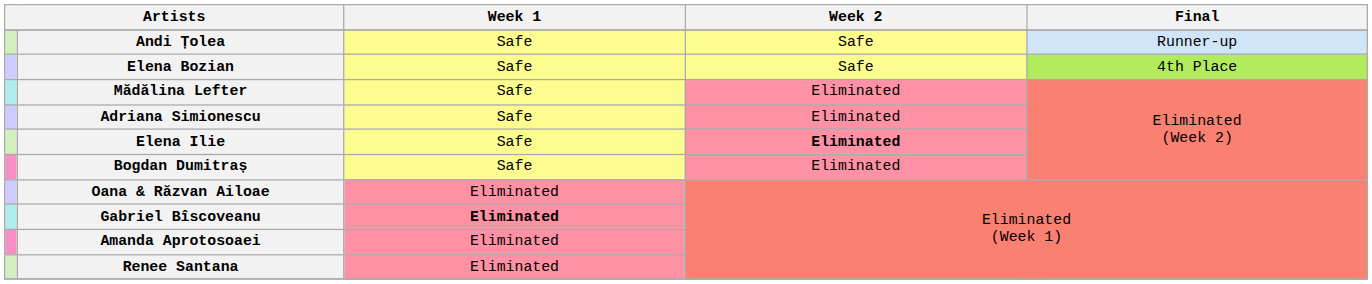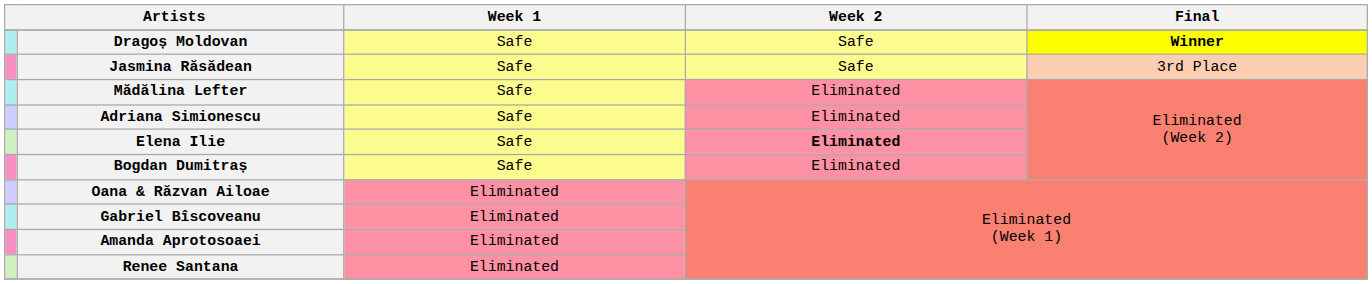+ row: (181, 42)
- row: (181, 42)
+ row: (181, 67)
- row: (181, 67)
(514, 217) bold -> (514, 217) normal
